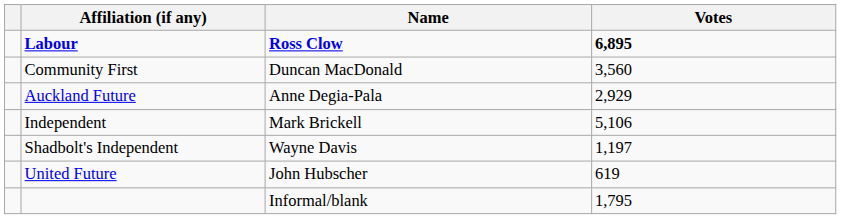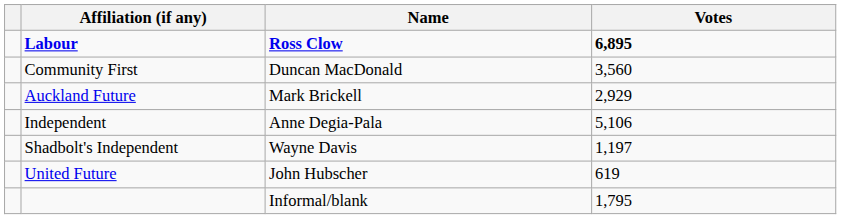(326, 95) Anne Degia-Pala -> (315, 95) Mark Brickell
(315, 122) Mark Brickell -> (326, 122) Anne Degia-Pala
